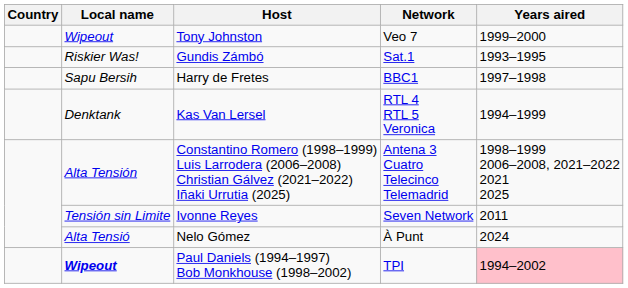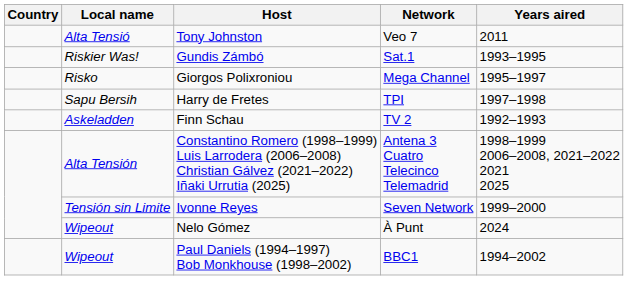(89, 36) Wipeout -> (97, 36) Alta Tensió
(513, 36) 1999–2000 -> (494, 36) 2011
+ row: (234, 78)
(401, 78) BBC1 -> (394, 99) TPI
- row: (221, 114)
+ row: (210, 120)
(494, 216) 2011 -> (513, 207) 1999–2000
(97, 237) Alta Tensió -> (89, 228) Wipeout
(91, 265) bold -> (89, 256) normal
(394, 265) TPI -> (401, 256) BBC1
(513, 265) pink background -> (513, 256) no background
